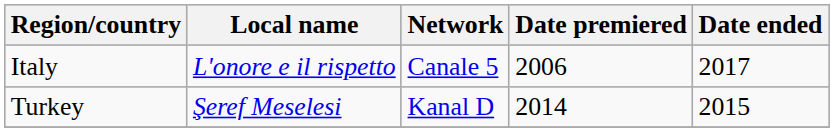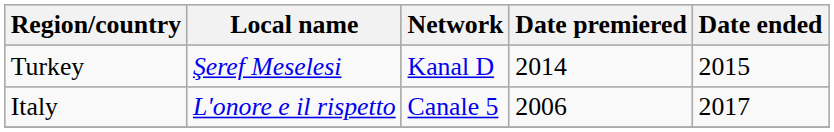rows swapped: (47, 106) <-> (34, 65)
